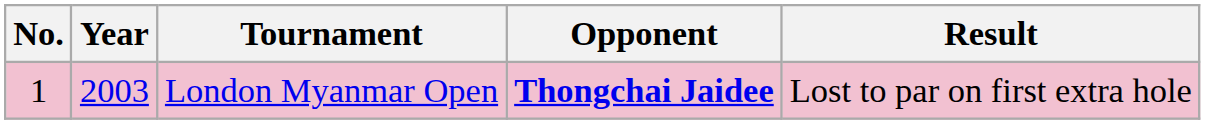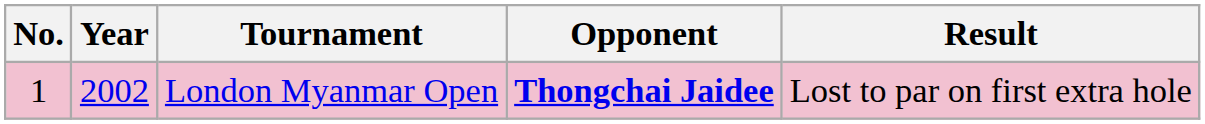(114, 90) 2003 -> (114, 90) 2002
